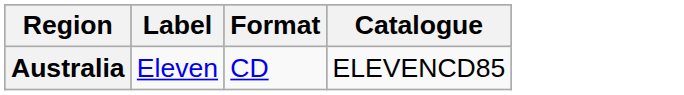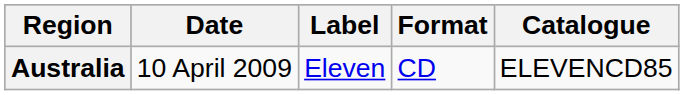+ column: (214, 25)
